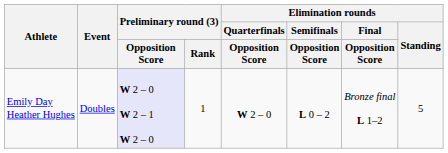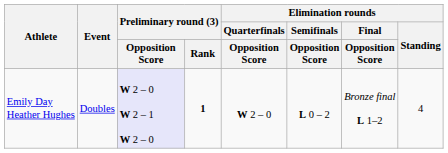(203, 109) normal -> (203, 109) bold
(421, 109) 5 -> (421, 109) 4
